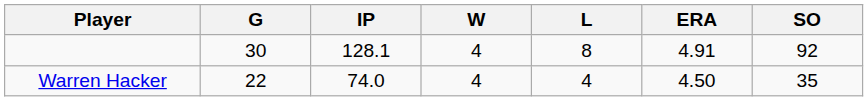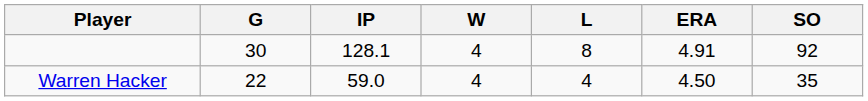(366, 80) 74.0 -> (366, 80) 59.0
